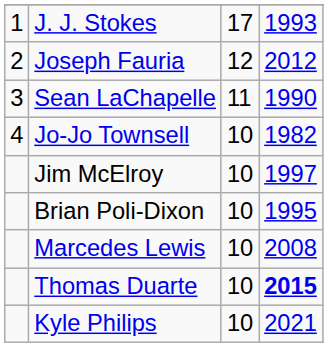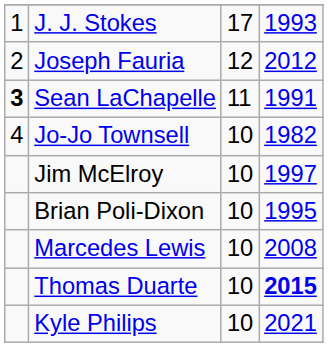(17, 98) normal -> (17, 98) bold
(290, 98) 1990 -> (290, 98) 1991
